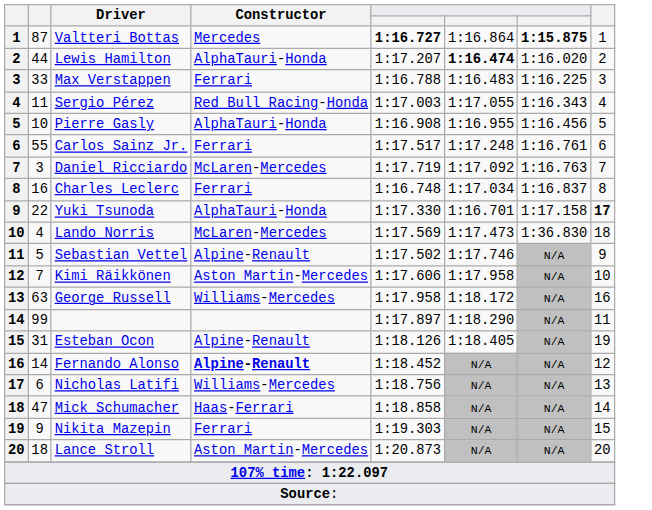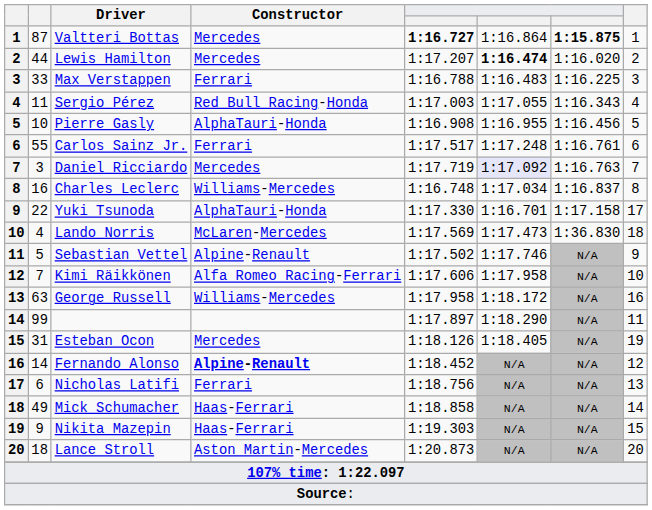(260, 59) AlphaTauri-Honda -> (227, 59) Mercedes
(260, 168) McLaren-Mercedes -> (227, 168) Mercedes
(481, 168) no background -> (514, 168) lavender background
(223, 190) Ferrari -> (264, 190) Williams-Mercedes
(602, 211) bold -> (635, 211) normal
(281, 277) Aston Martin-Mercedes -> (298, 277) Alfa Romeo Racing-Ferrari
(252, 342) Alpine-Renault -> (227, 342) Mercedes
(264, 385) Williams-Mercedes -> (223, 385) Ferrari
(40, 407) 47 -> (40, 407) 49
(223, 429) Ferrari -> (244, 429) Haas-Ferrari
